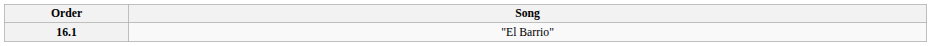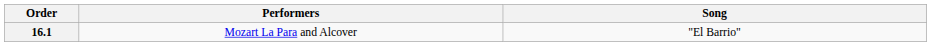+ column: (291, 13)
